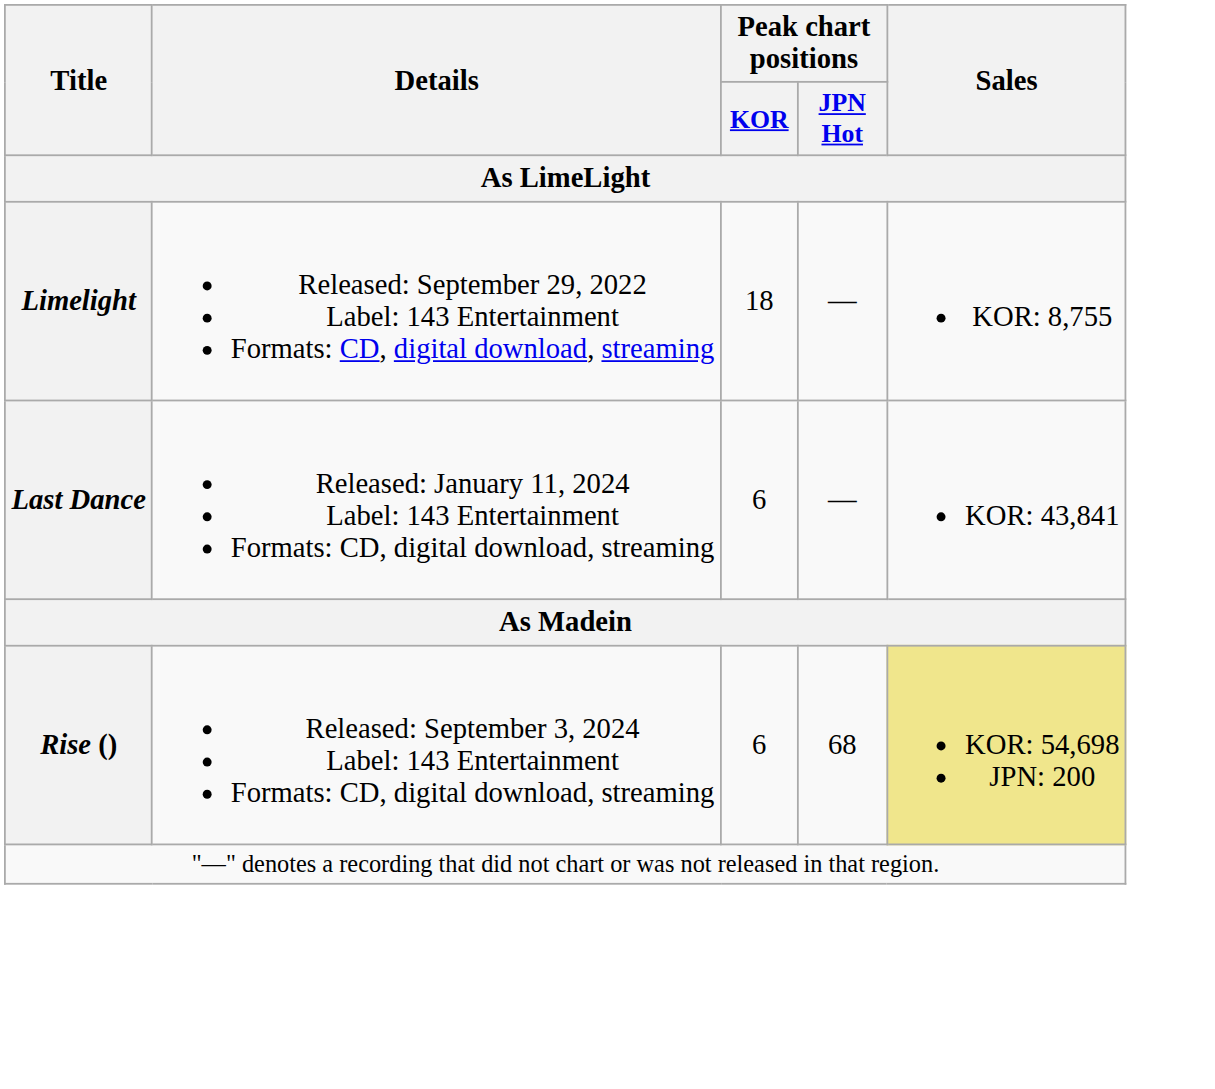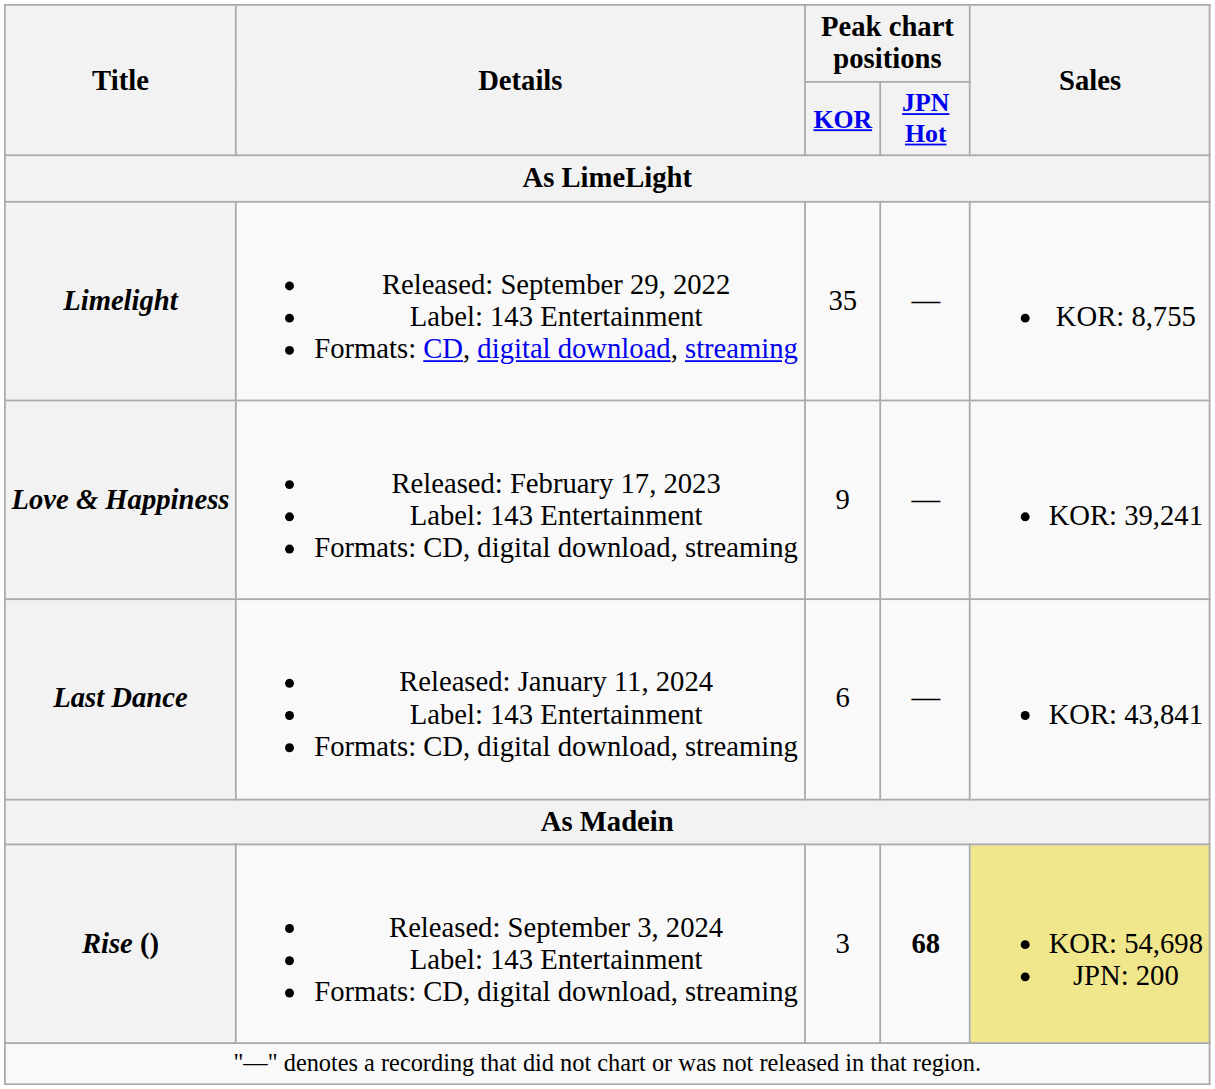(759, 300) 18 -> (843, 300) 35
+ row: (120, 499)
(759, 744) 6 -> (843, 943) 3
(842, 744) normal -> (926, 943) bold
